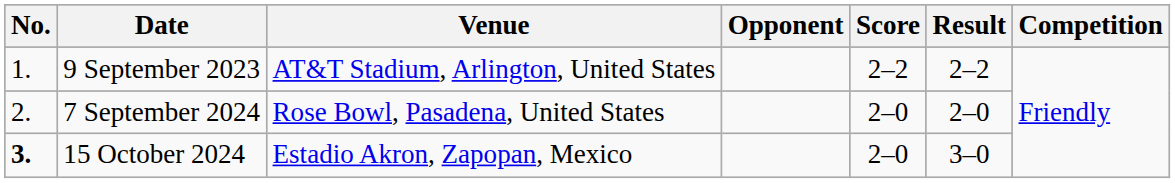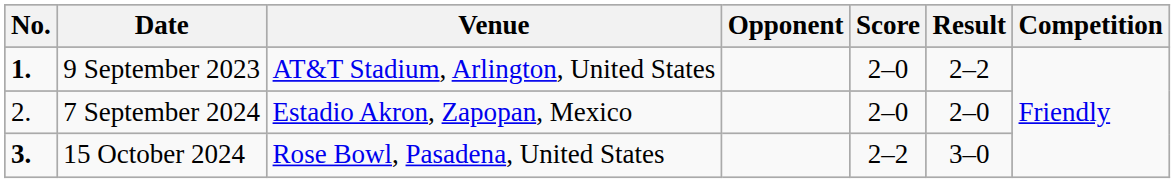(21, 68) normal -> (21, 68) bold
(888, 68) 2–2 -> (888, 68) 2–0
(469, 111) Rose Bowl, Pasadena, United States -> (452, 111) Estadio Akron, Zapopan, Mexico
(452, 154) Estadio Akron, Zapopan, Mexico -> (469, 154) Rose Bowl, Pasadena, United States
(888, 154) 2–0 -> (888, 154) 2–2
